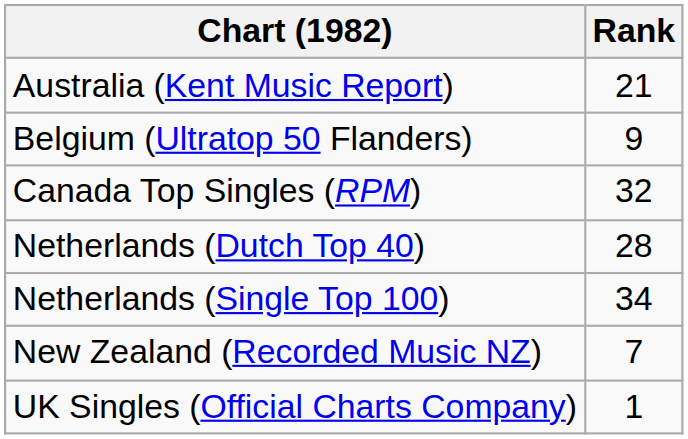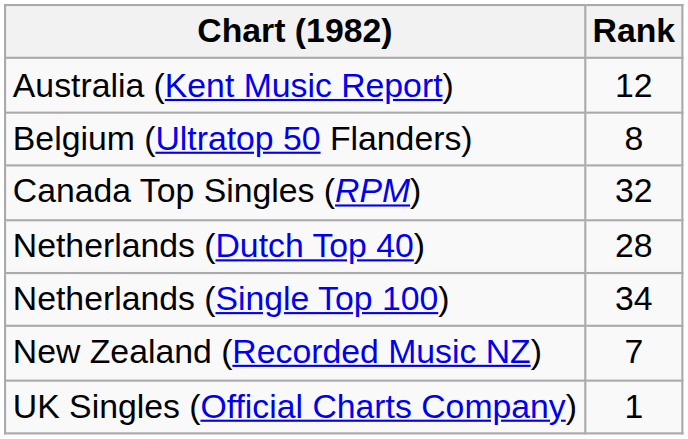(634, 84) 21 -> (634, 84) 12
(634, 138) 9 -> (634, 138) 8
